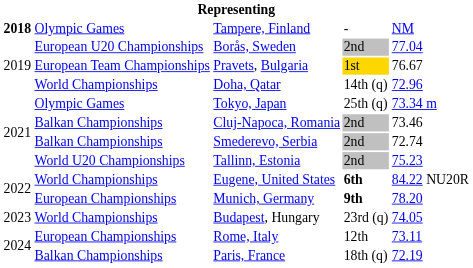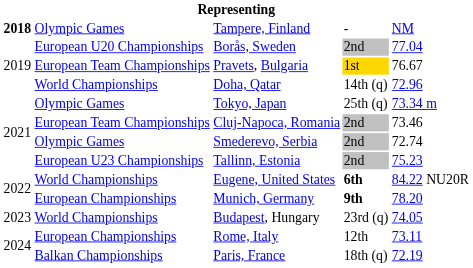(99, 122) Balkan Championships -> (122, 122) European Team Championships
(99, 141) Balkan Championships -> (79, 141) Olympic Games
(110, 160) World U20 Championships -> (119, 160) European U23 Championships
